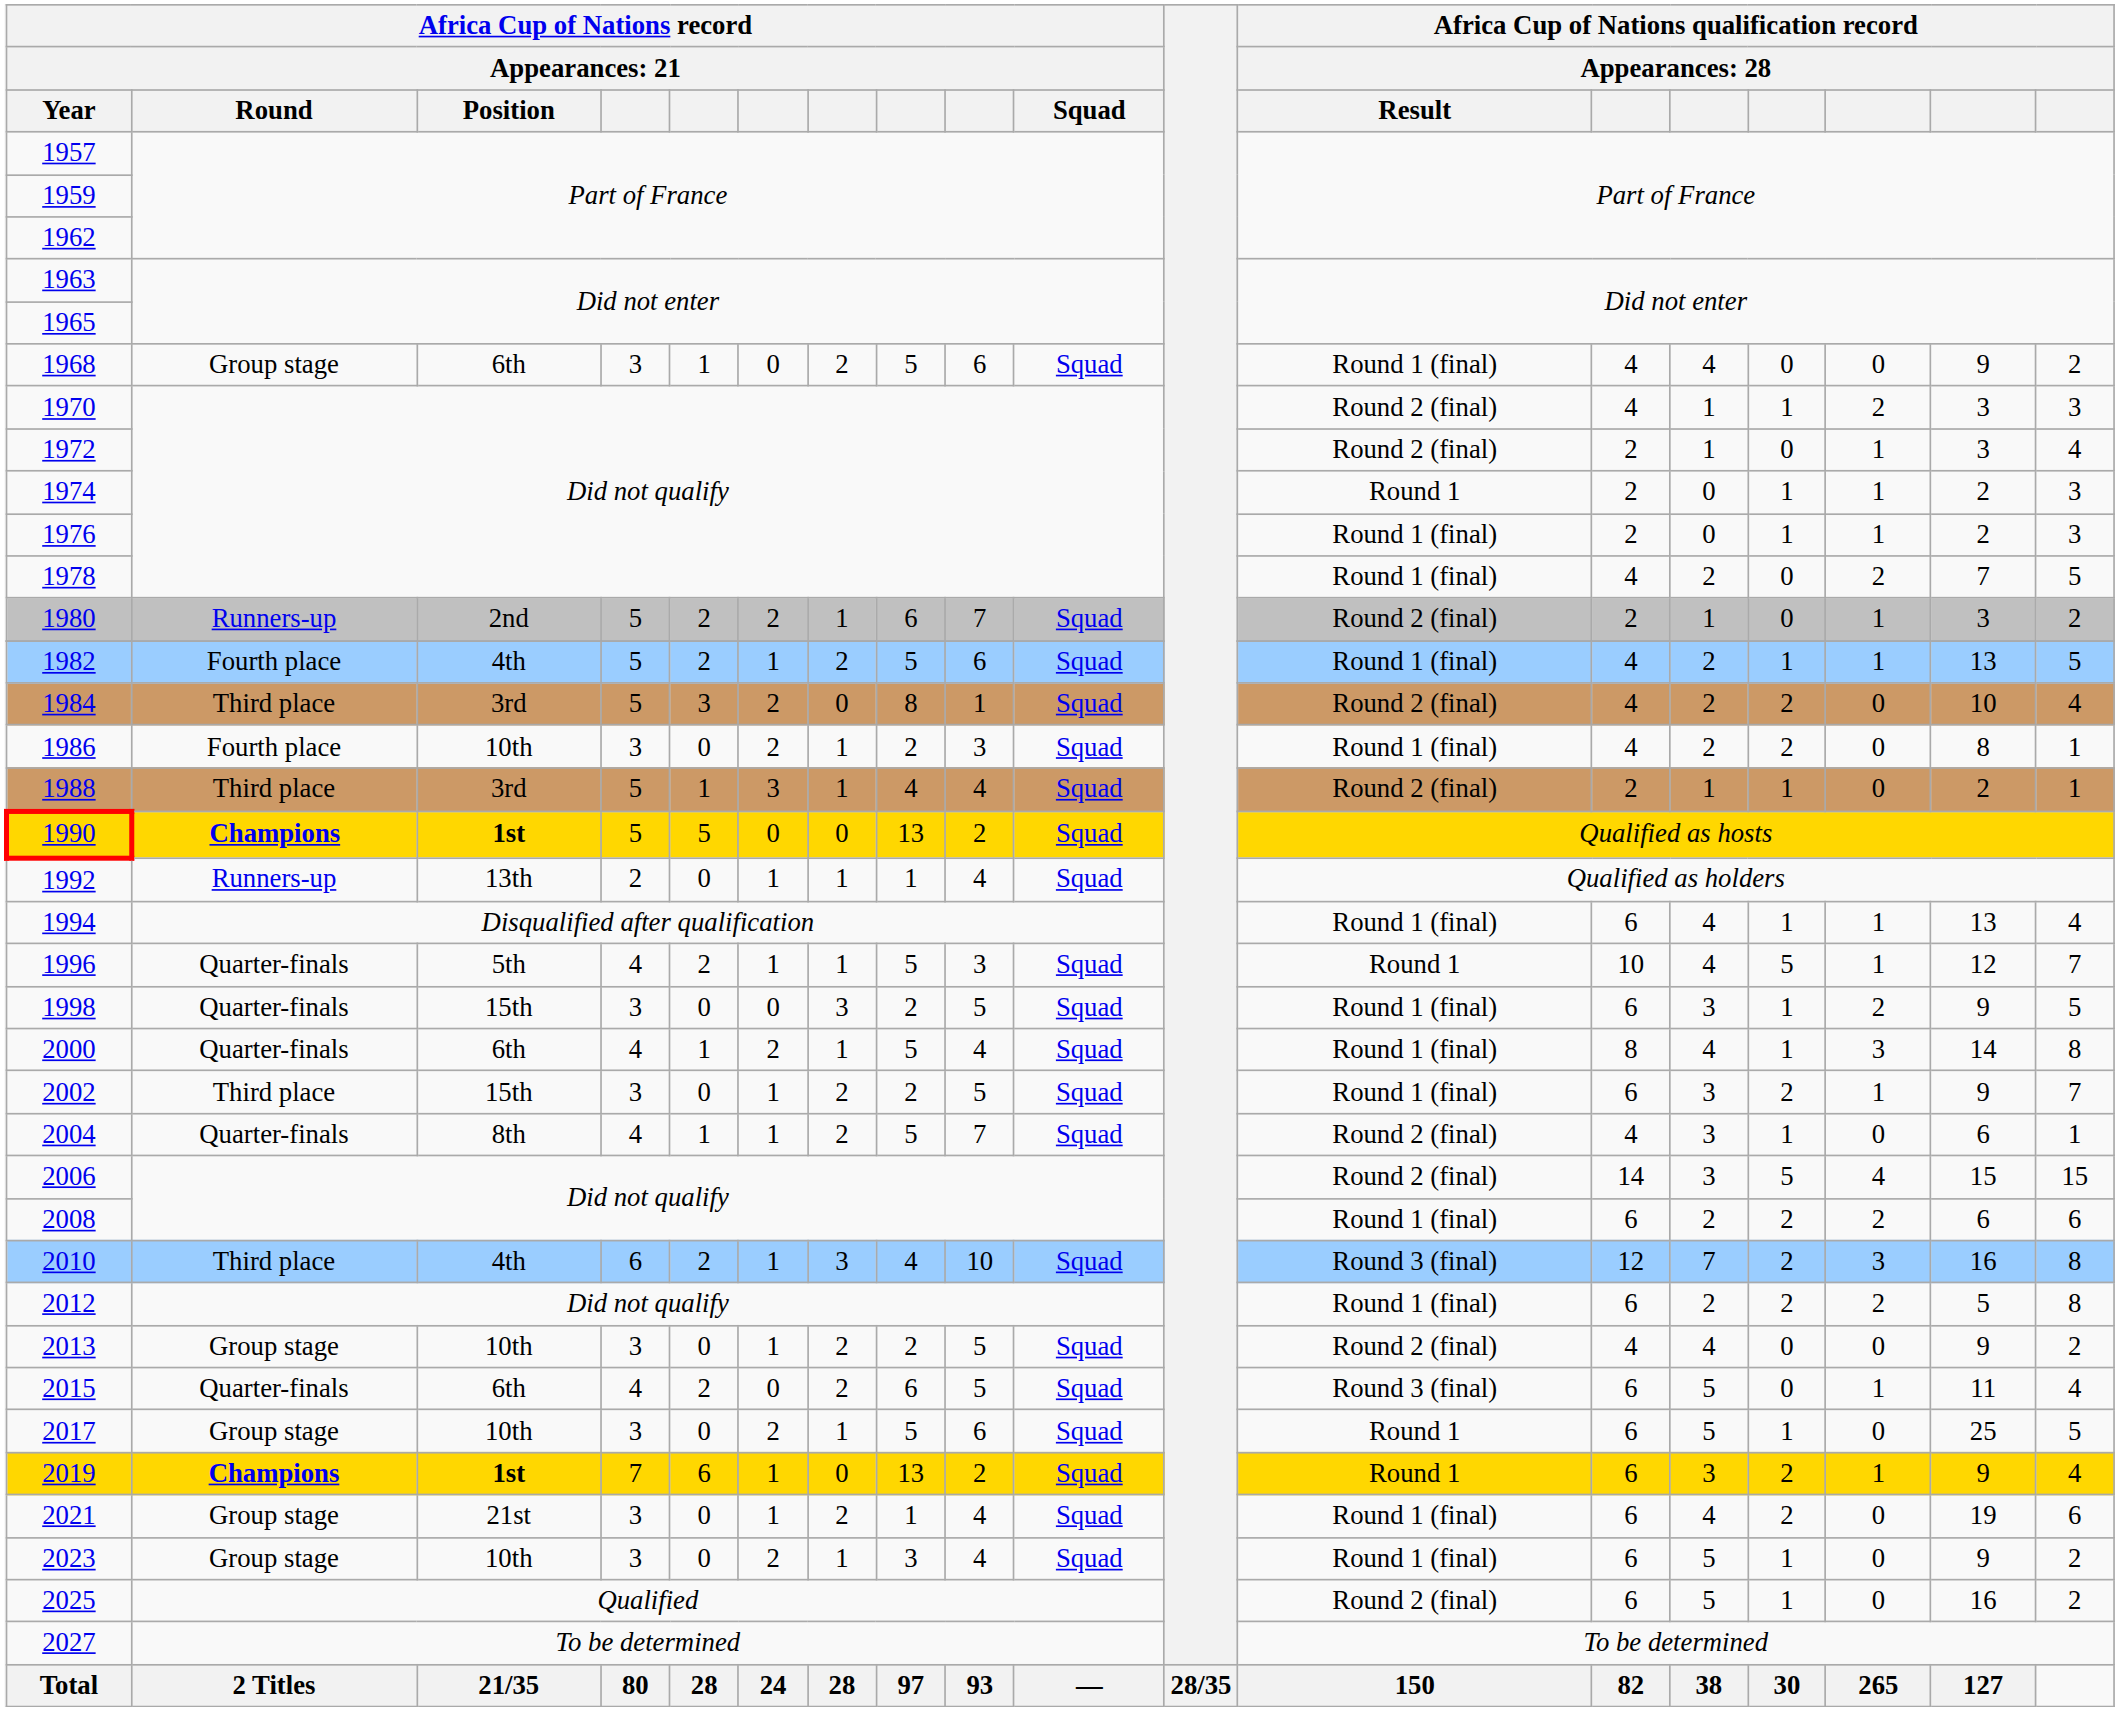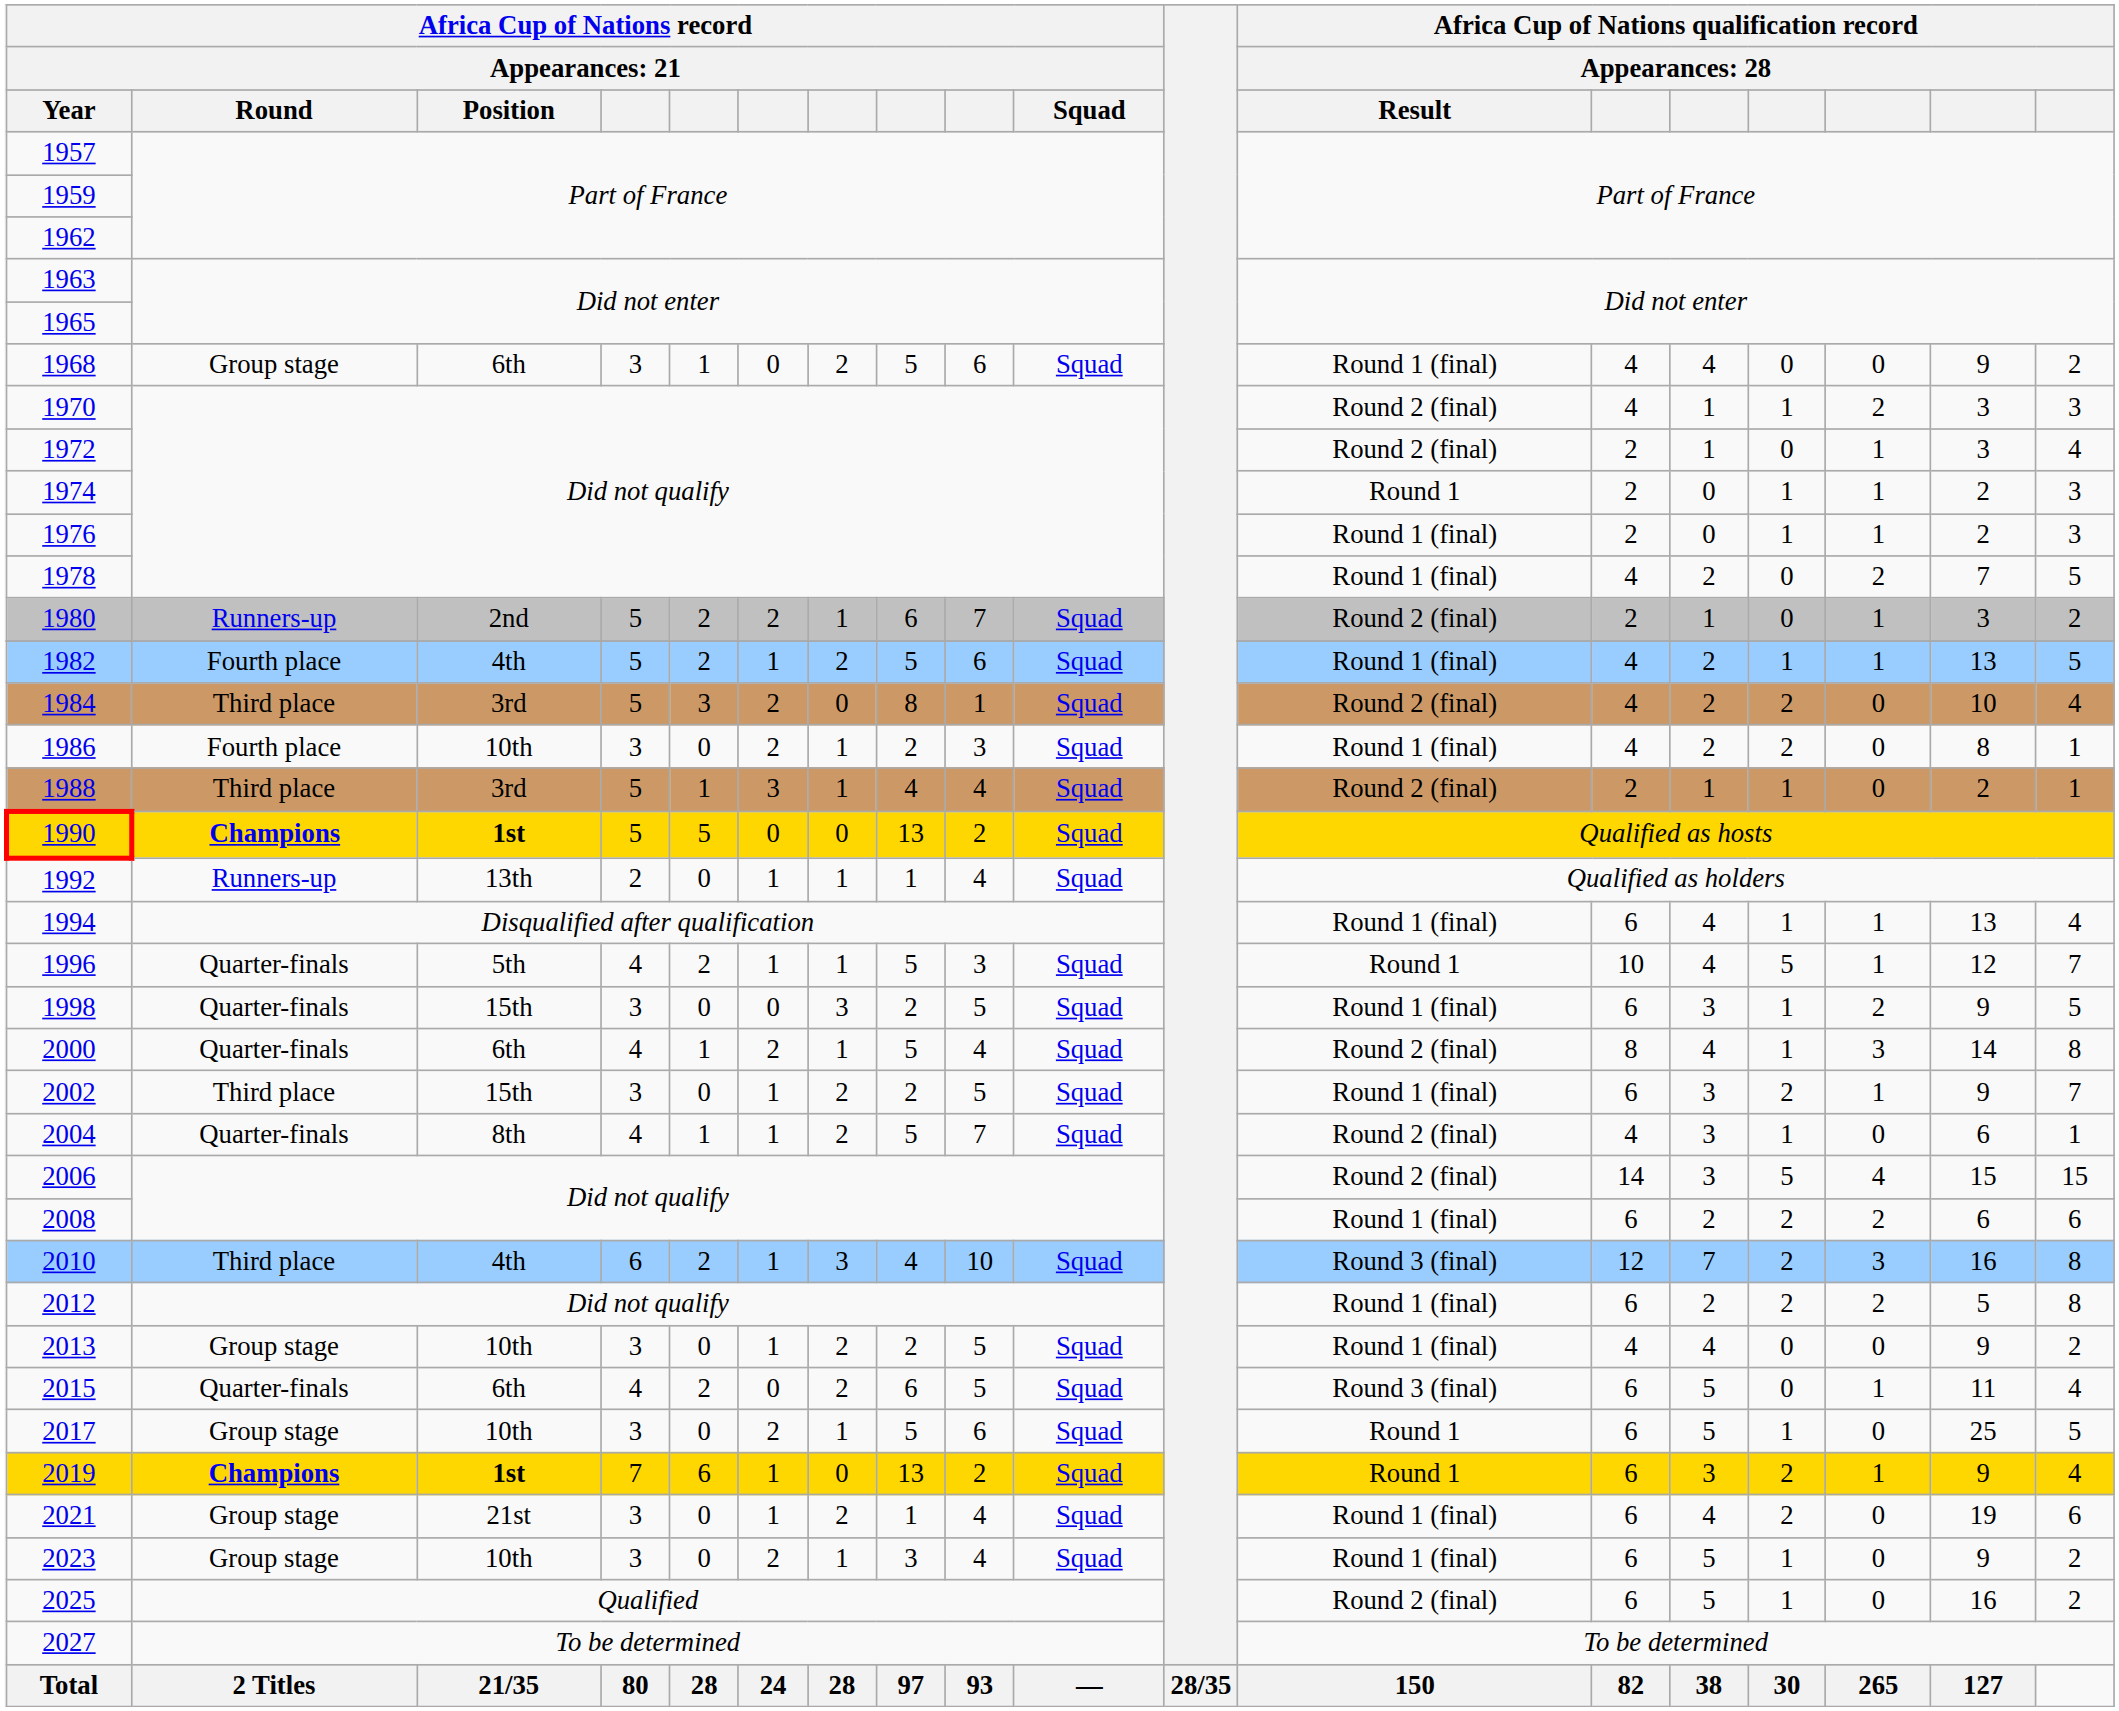(1415, 1049) Round 1 (final) -> (1415, 1049) Round 2 (final)
(1415, 1346) Round 2 (final) -> (1415, 1346) Round 1 (final)
